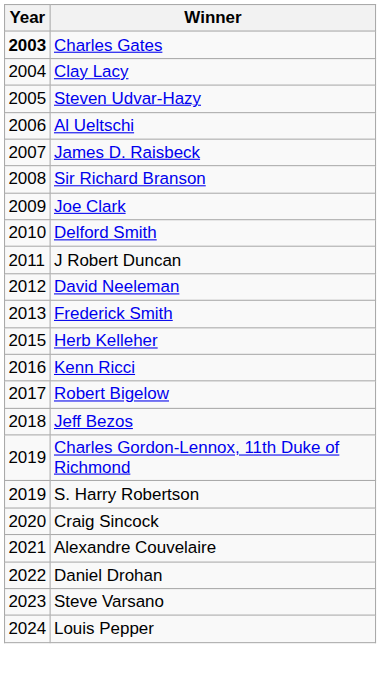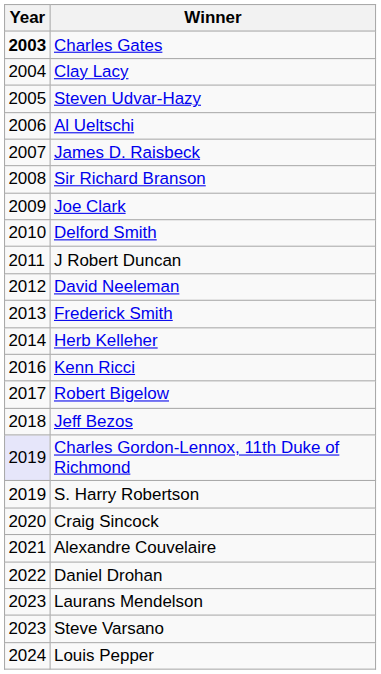(27, 340) 2015 -> (27, 340) 2014
(27, 457) no background -> (27, 457) lavender background
+ row: (128, 601)
